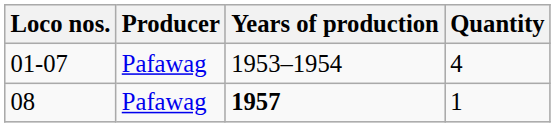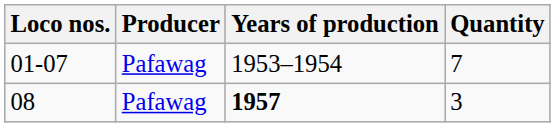(456, 63) 4 -> (456, 63) 7
(456, 102) 1 -> (456, 102) 3
